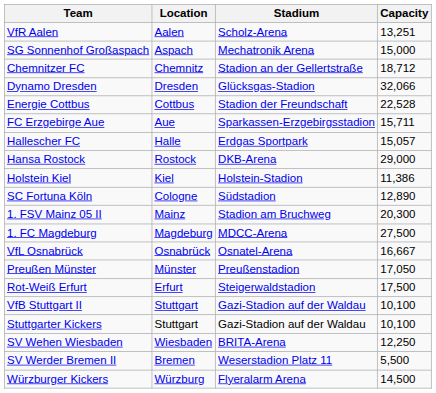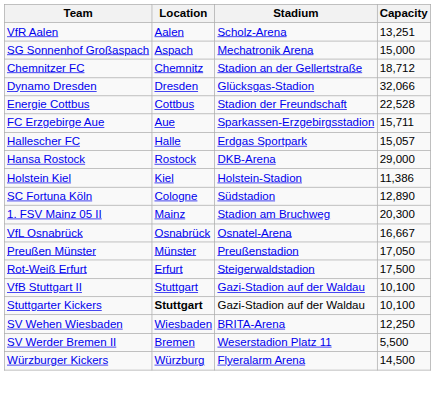- row: (52, 232)
(176, 324) normal -> (178, 305) bold
